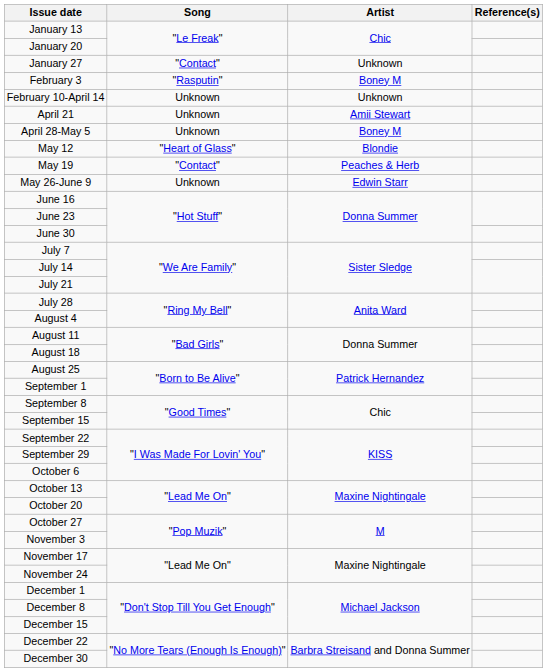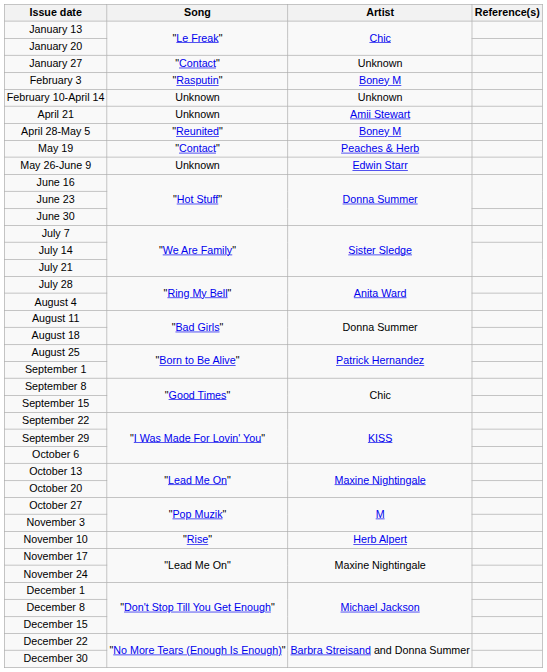(197, 132) Unknown -> (197, 132) "Reunited"
- row: (56, 149)
+ row: (56, 540)
